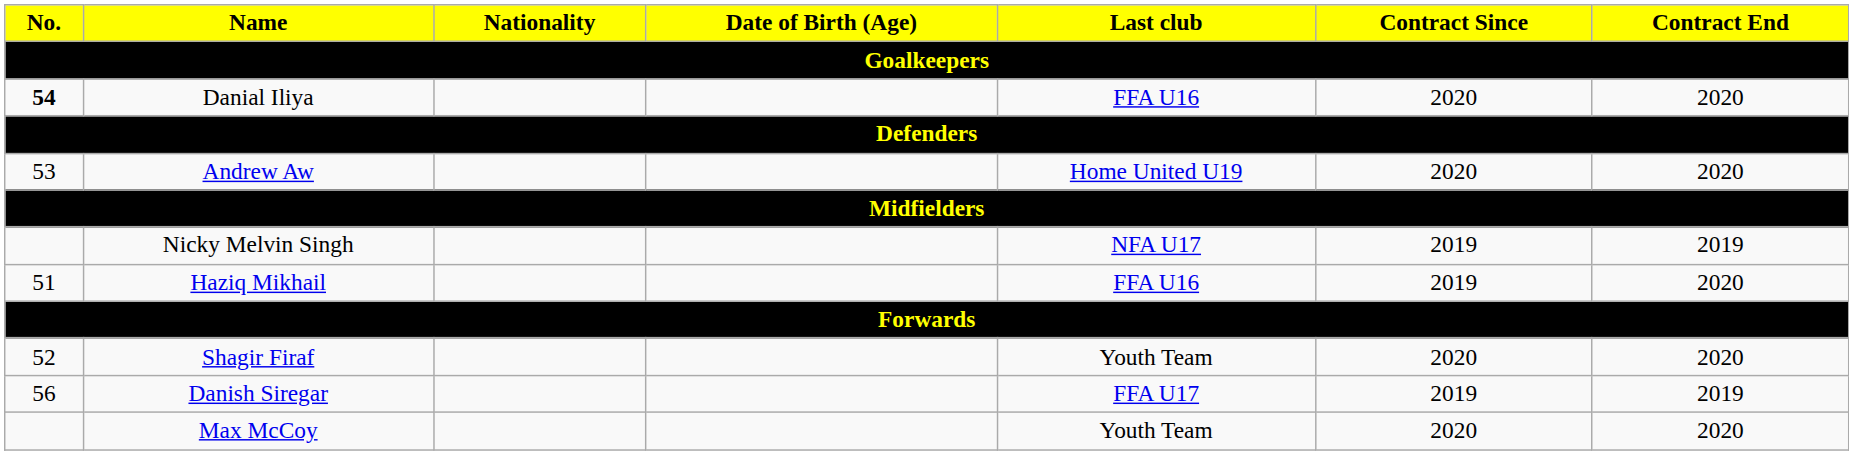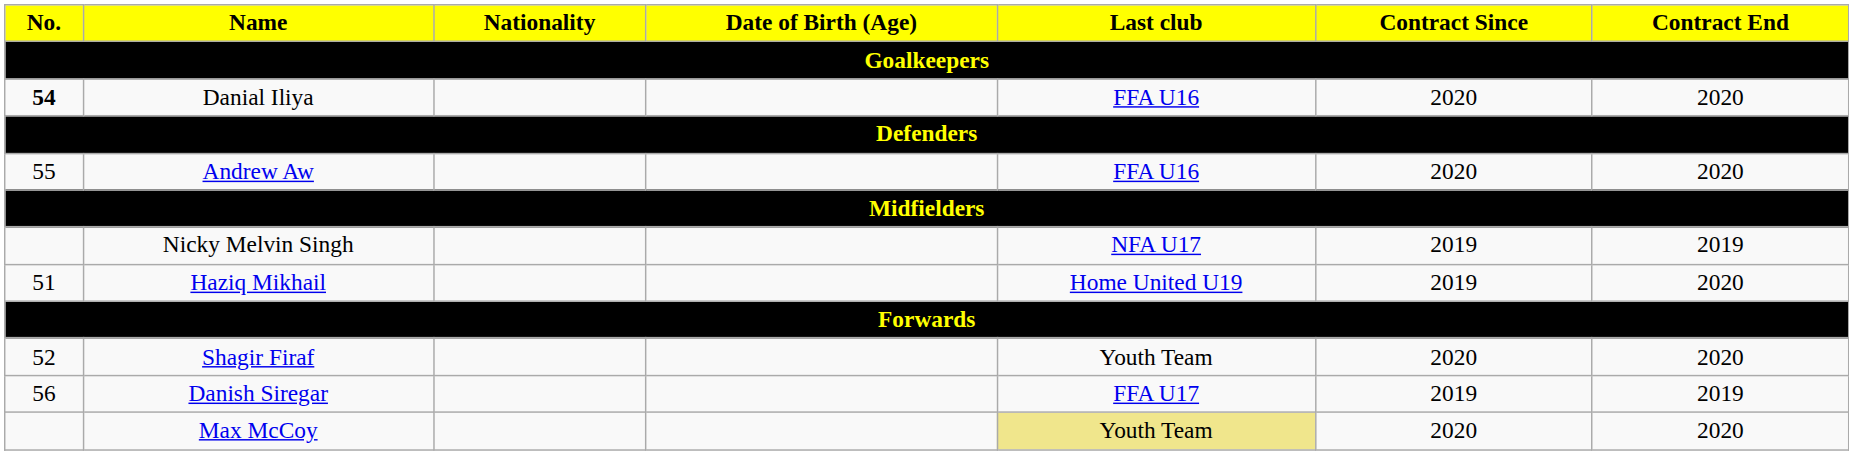(44, 171) 53 -> (44, 171) 55
(1156, 171) Home United U19 -> (1156, 171) FFA U16
(1156, 282) FFA U16 -> (1156, 282) Home United U19
(1156, 430) no background -> (1156, 430) khaki background
